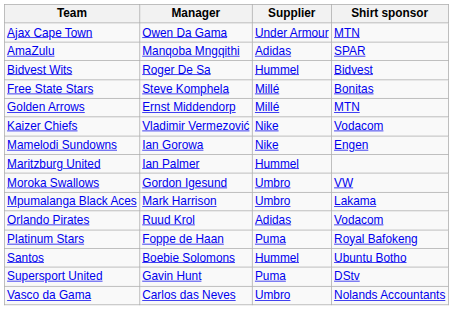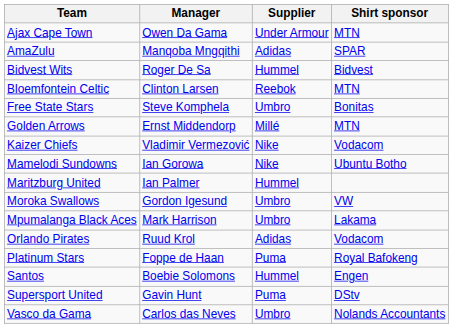+ row: (58, 88)
(267, 88) Millé -> (273, 107) Umbro
(351, 145) Engen -> (370, 164) Ubuntu Botho
(370, 257) Ubuntu Botho -> (351, 276) Engen
